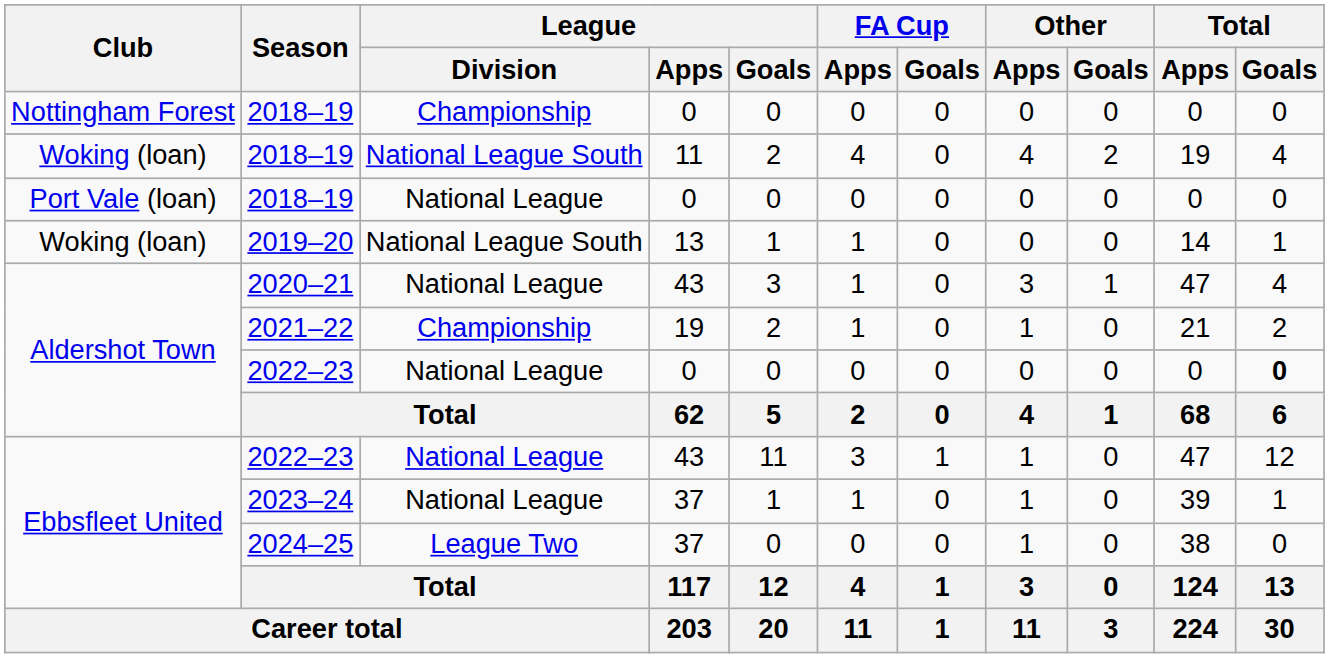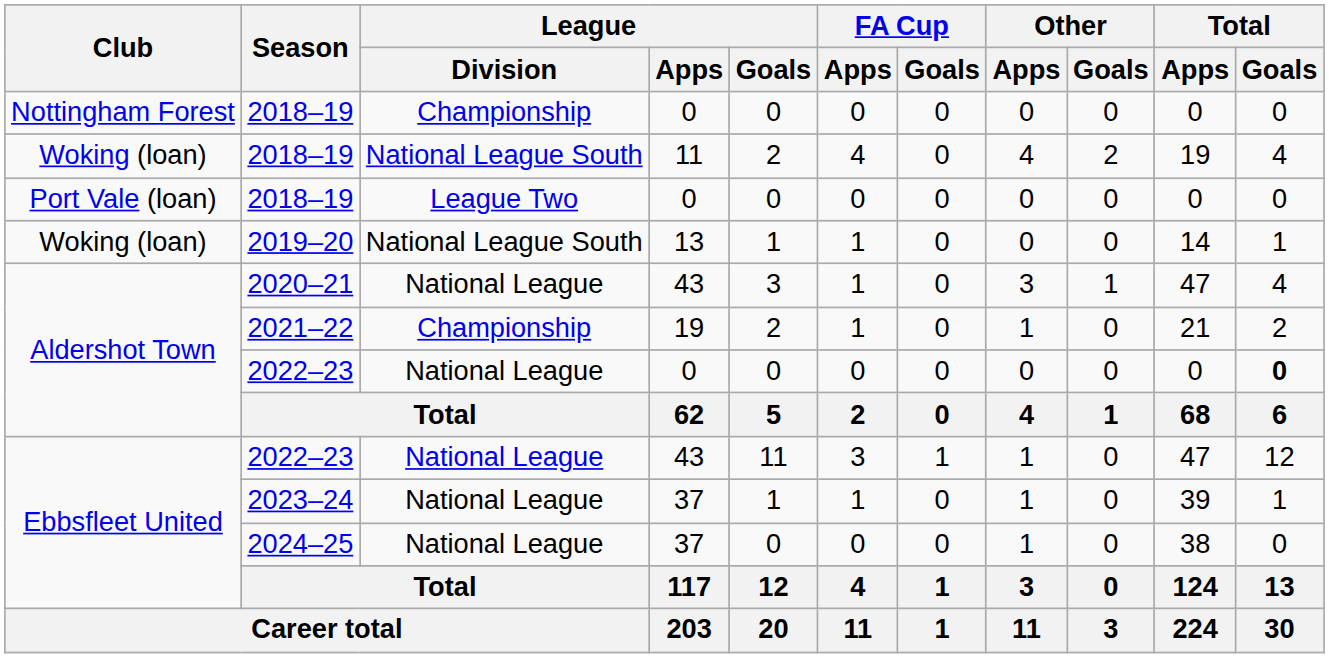(504, 198) National League -> (504, 198) League Two
(504, 543) League Two -> (504, 543) National League
